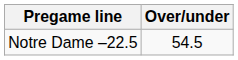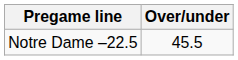(187, 42) 54.5 -> (187, 42) 45.5
